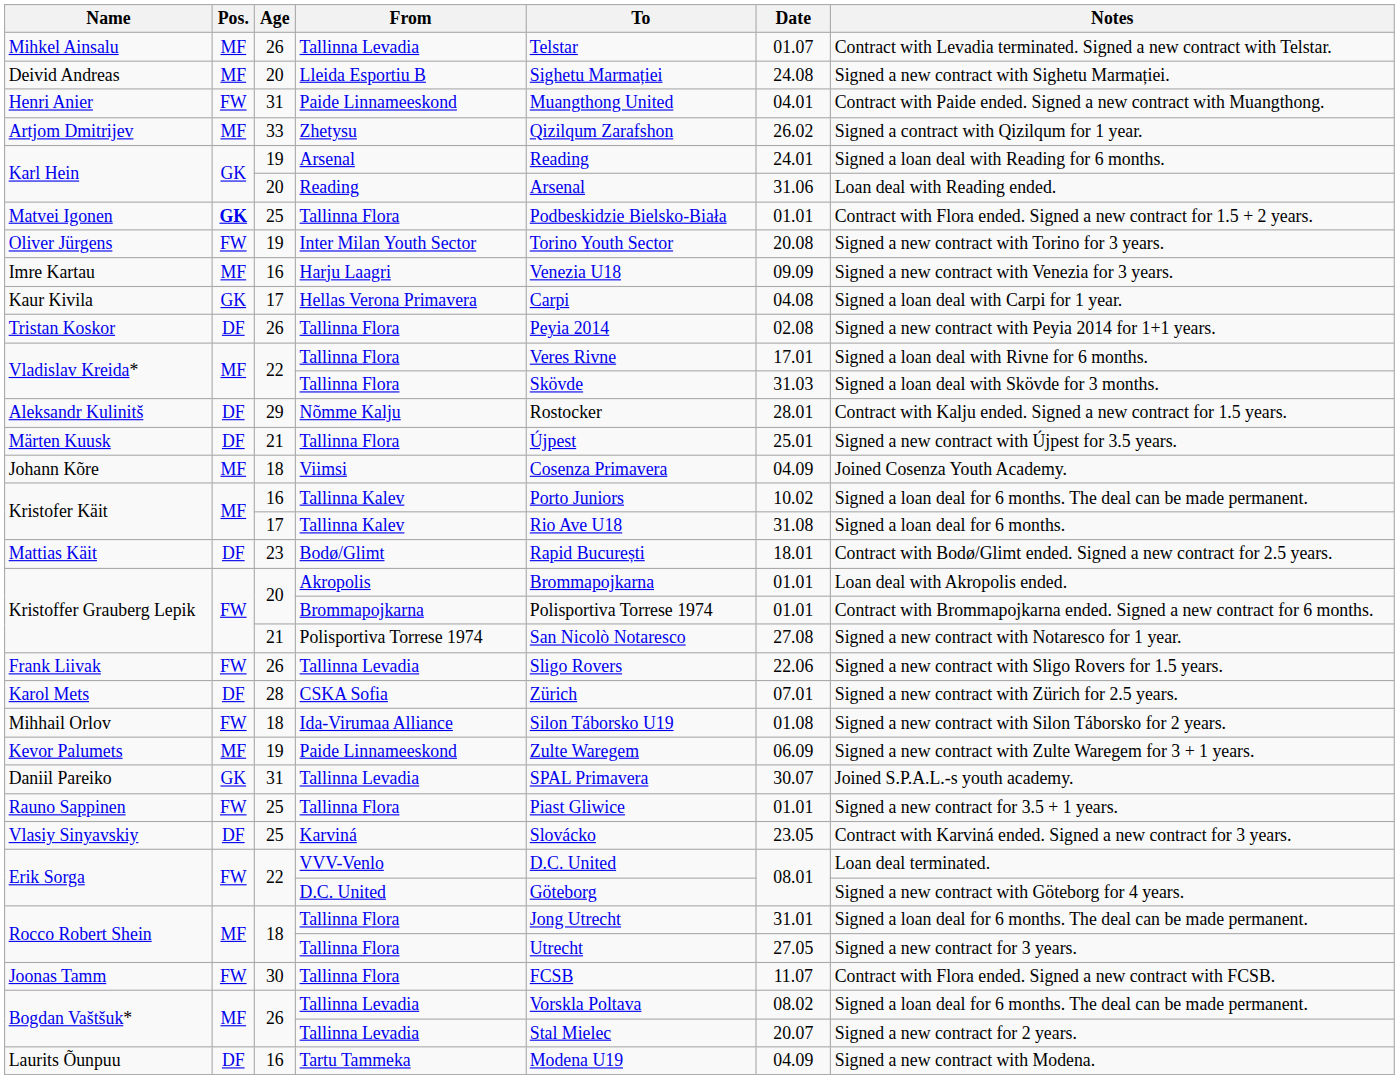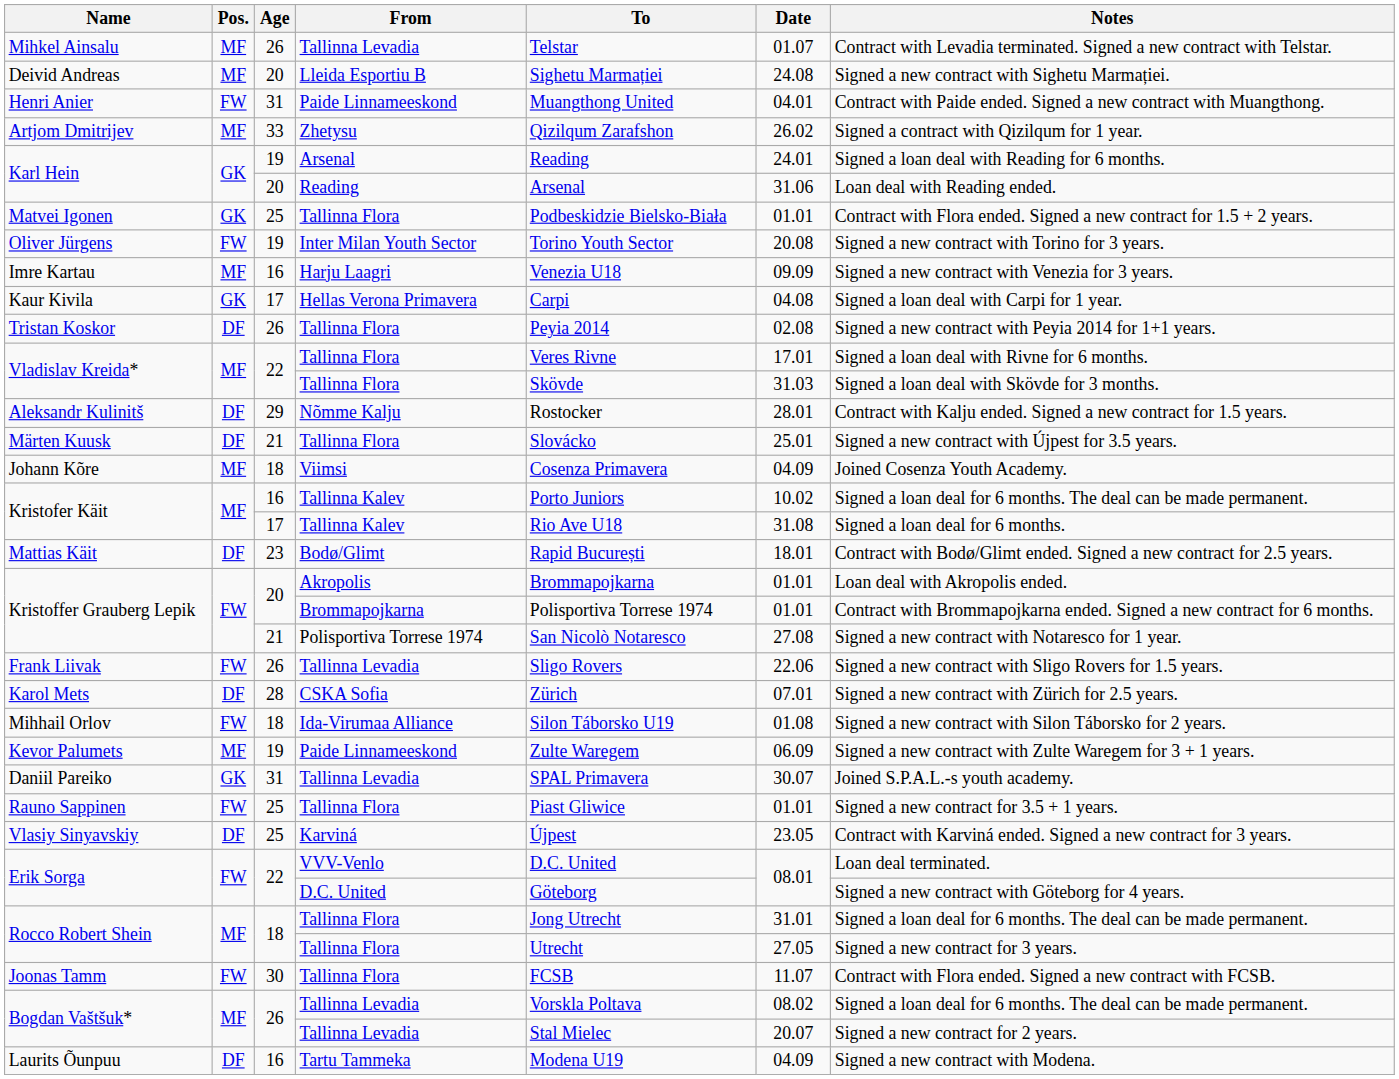(233, 215) bold -> (233, 215) normal
(553, 441) Újpest -> (563, 441) Slovácko
(563, 835) Slovácko -> (553, 835) Újpest
